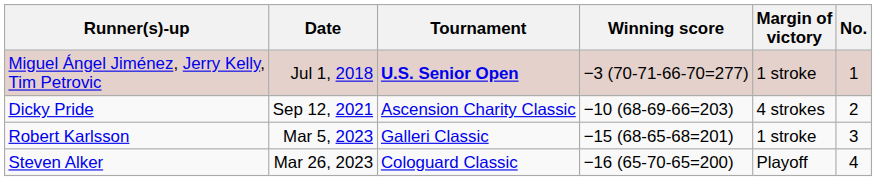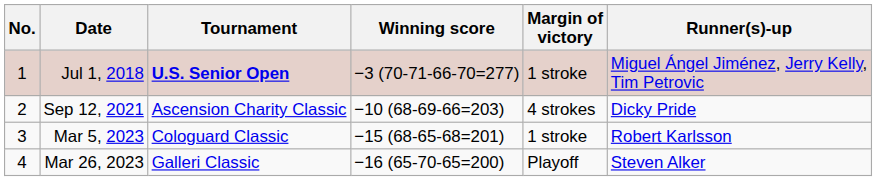columns swapped: (854, 28) <-> (137, 28)
(435, 136) Galleri Classic -> (220, 136) Cologuard Classic
(449, 163) Cologuard Classic -> (205, 163) Galleri Classic
